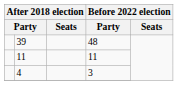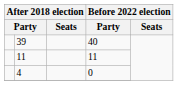(93, 42) 48 -> (93, 42) 40
(90, 73) 3 -> (90, 73) 0
